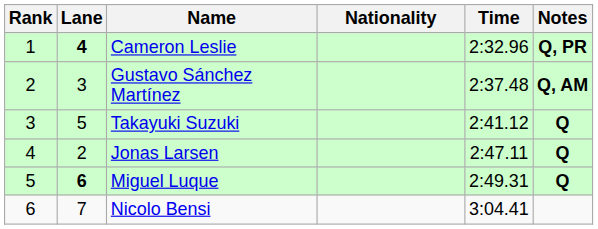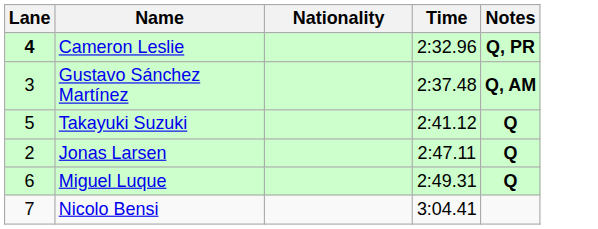- column: (31, 18)
(82, 180) bold -> (30, 180) normal
